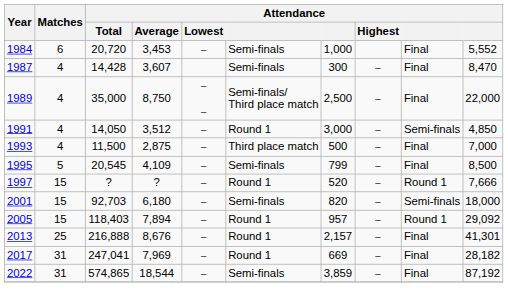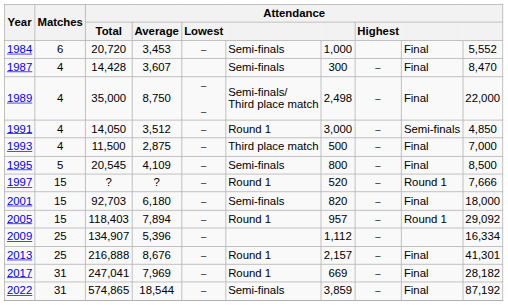(338, 98) 2,500 -> (338, 98) 2,498
(338, 165) 799 -> (338, 165) 800
(432, 201) Semi-finals -> (416, 201) Final
+ row: (20, 237)
